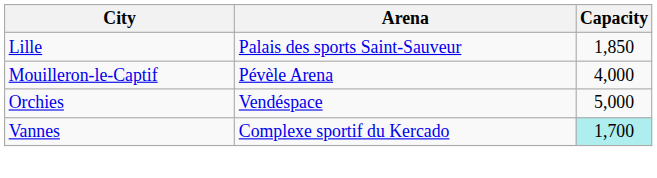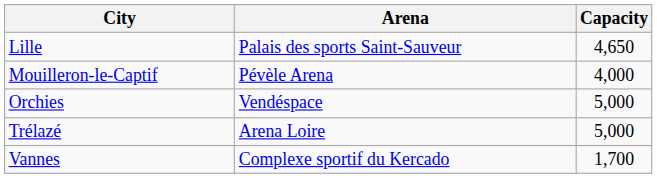(614, 46) 1,850 -> (614, 46) 4,650
+ row: (35, 131)
(614, 131) paleturquoise background -> (614, 159) no background
